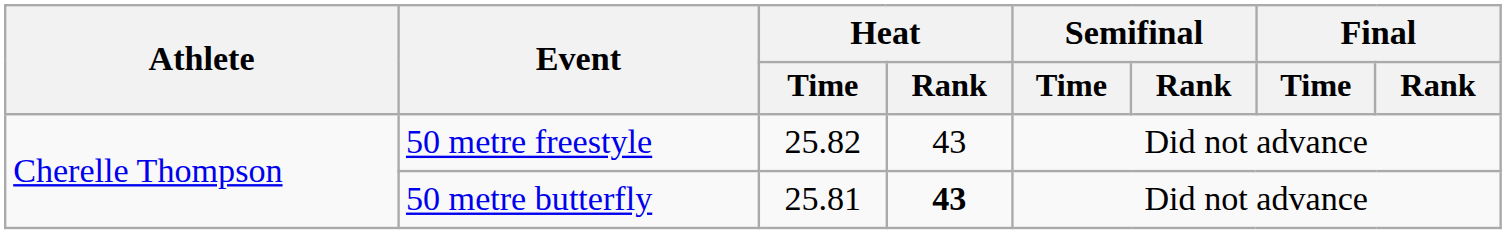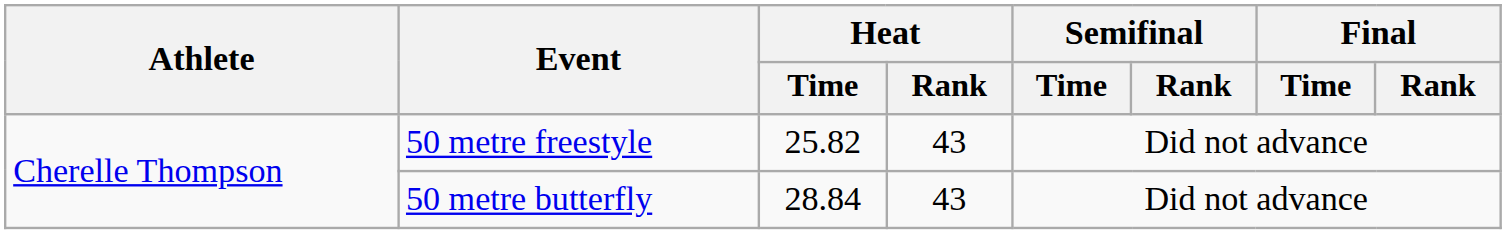(823, 198) 25.81 -> (823, 198) 28.84
(949, 198) bold -> (949, 198) normal
